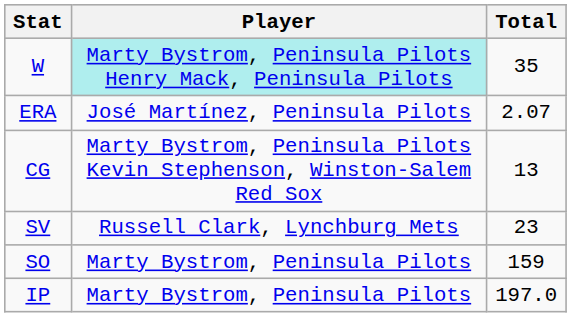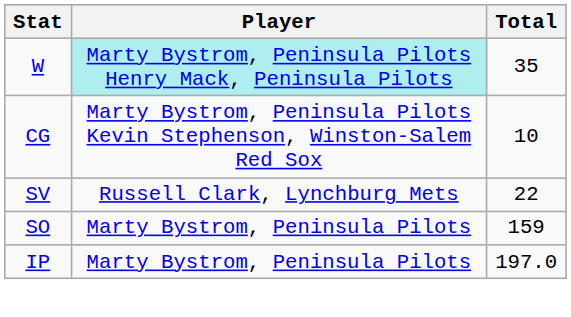- row: (38, 113)
(526, 170) 13 -> (526, 137) 10
(526, 228) 23 -> (526, 194) 22
